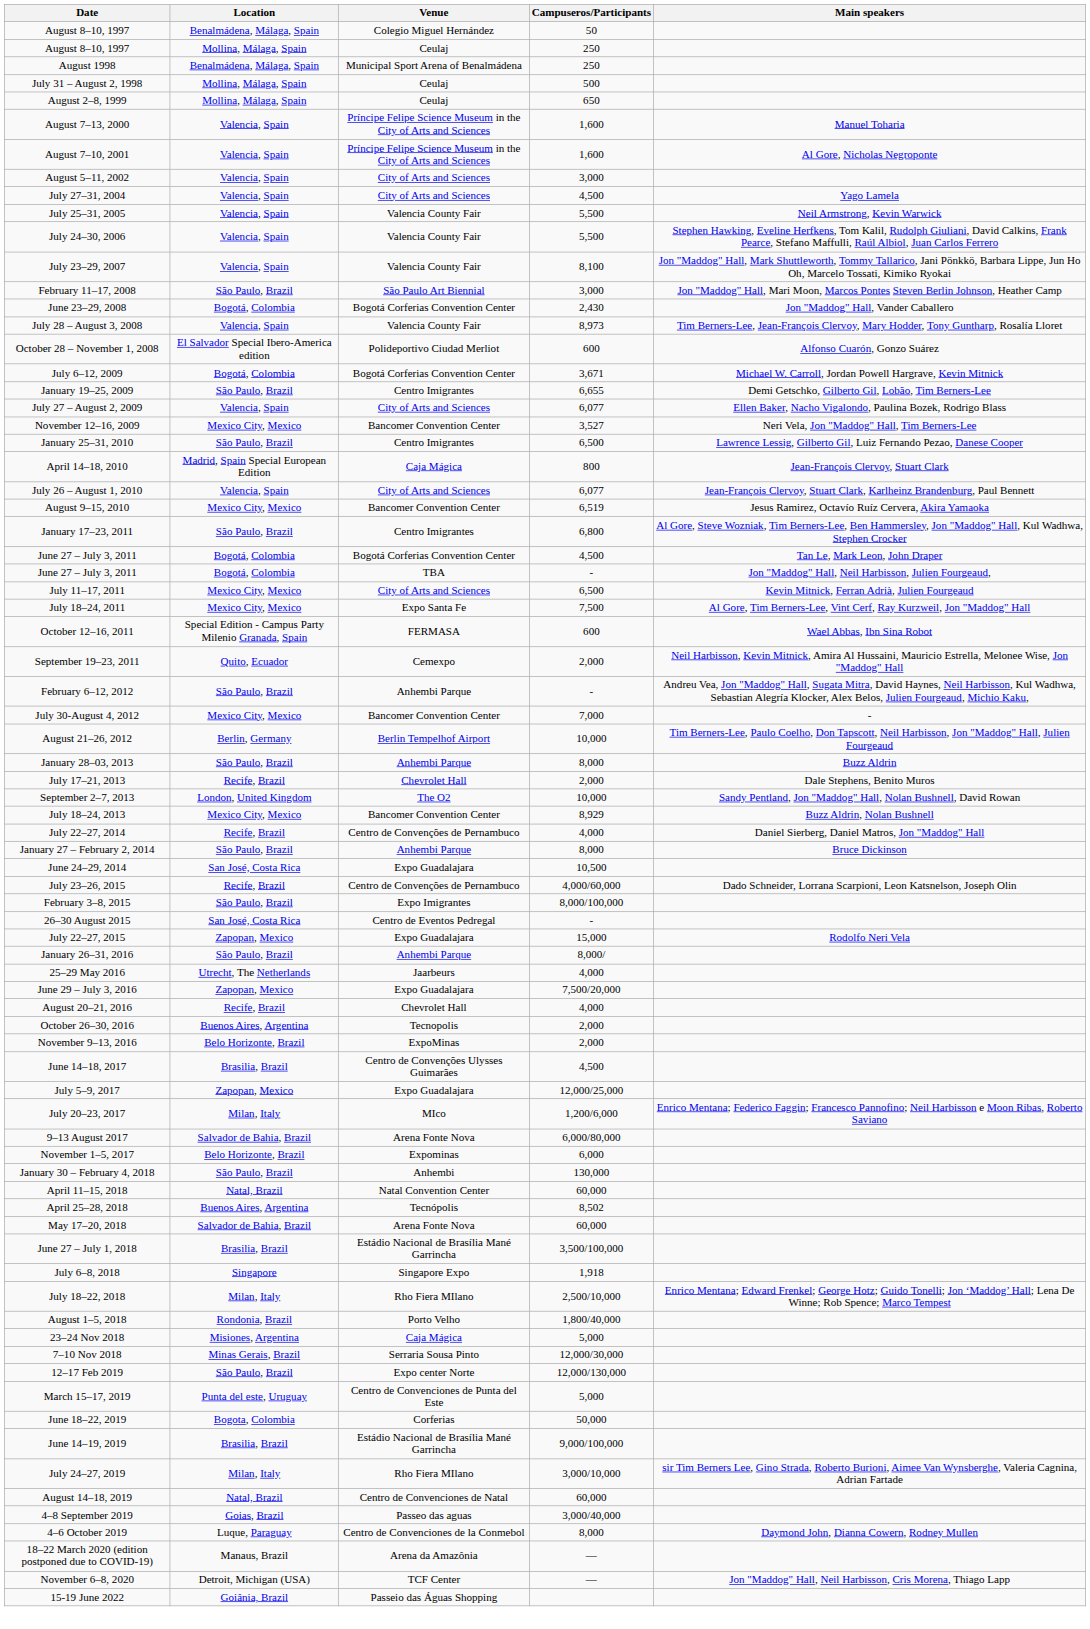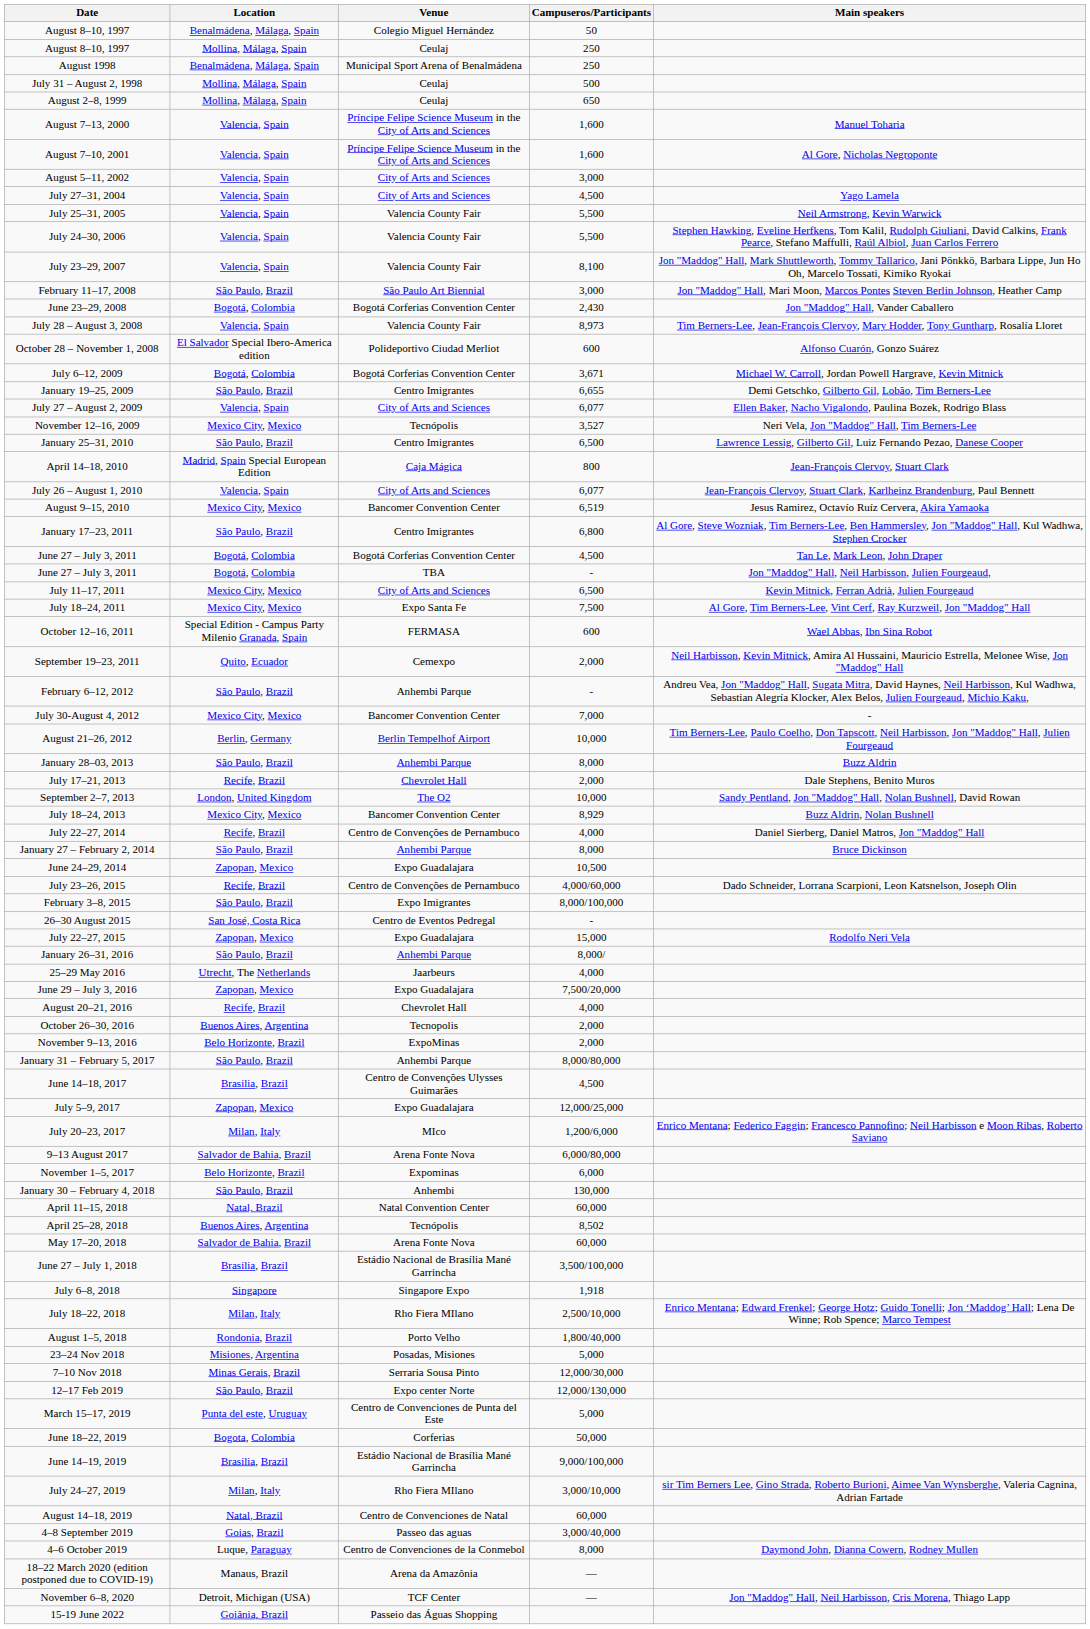(434, 425) Bancomer Convention Center -> (434, 425) Tecnópolis
(254, 867) San José, Costa Rica -> (254, 867) Zapopan, Mexico
+ row: (87, 1060)
(434, 1337) Caja Mágica -> (434, 1355) Posadas, Misiones
